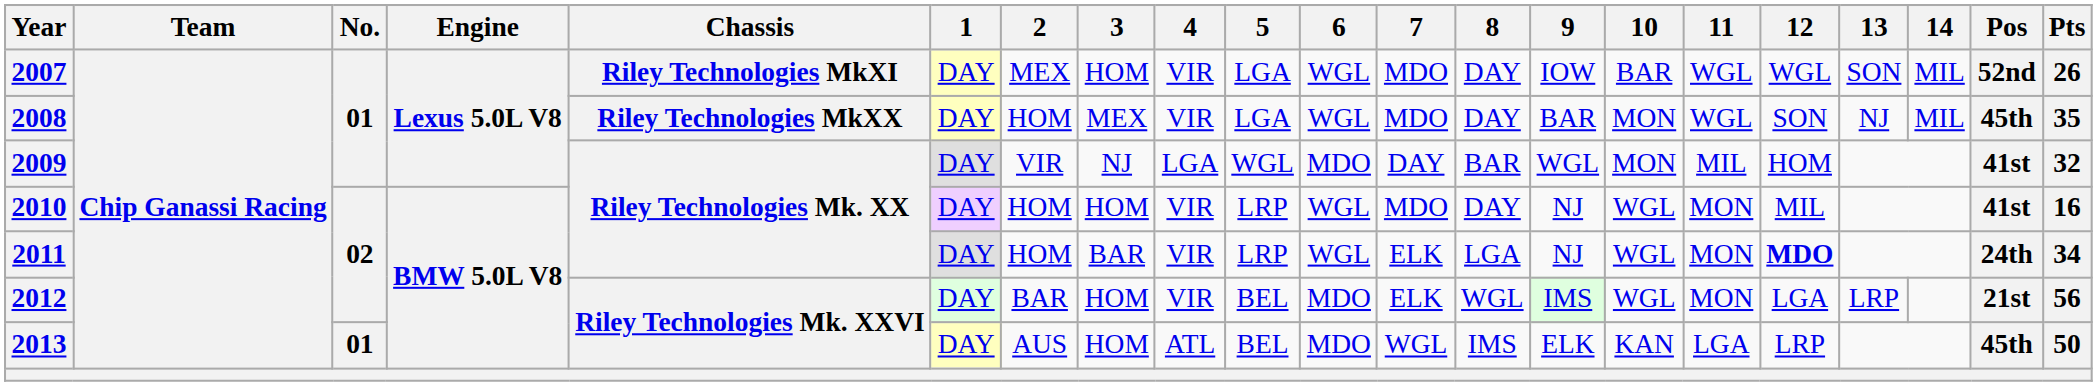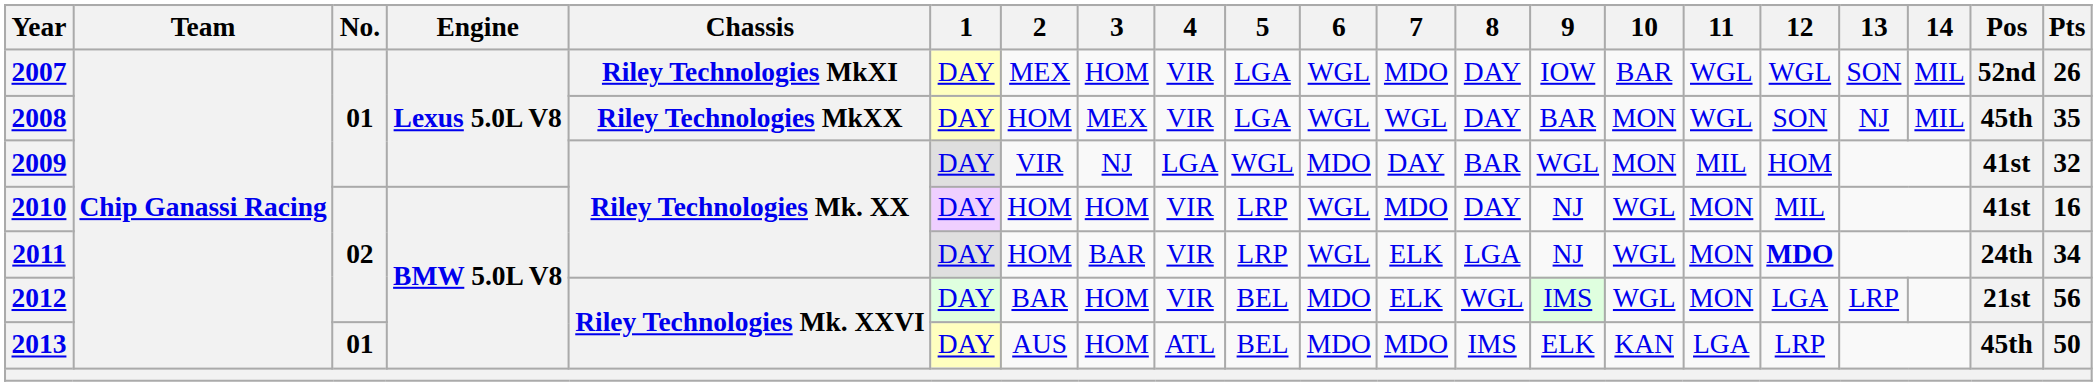(1416, 117) MDO -> (1416, 117) WGL
(1416, 344) WGL -> (1416, 344) MDO
